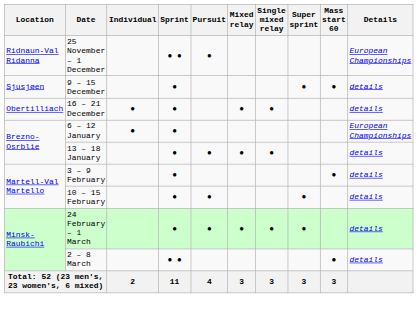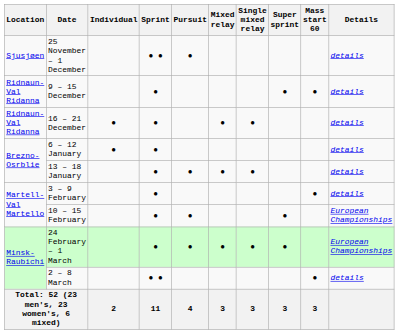(32, 56) Ridnaun-Val Ridanna -> (25, 56) Sjusjøen
(380, 56) European Championships -> (347, 56) details
(25, 87) Sjusjøen -> (25, 92) Ridnaun-Val Ridanna
(35, 109) Obertilliach -> (25, 123) Ridnaun-Val Ridanna
(380, 131) European Championships -> (347, 149) details
(366, 197) details -> (361, 216) European Championships
(366, 229) details -> (361, 247) European Championships
